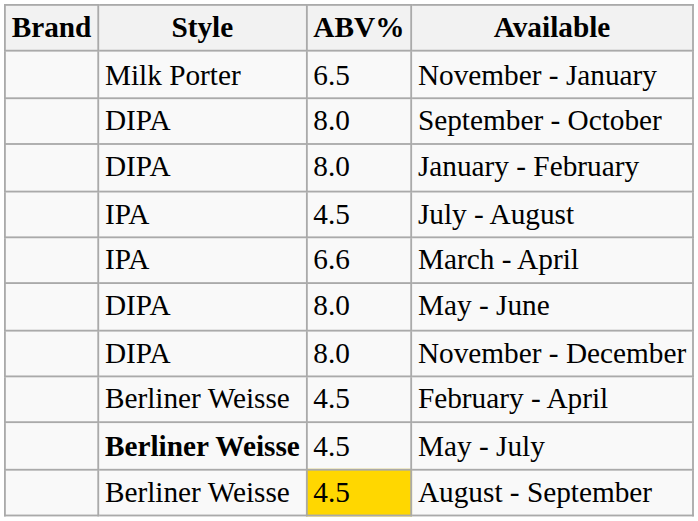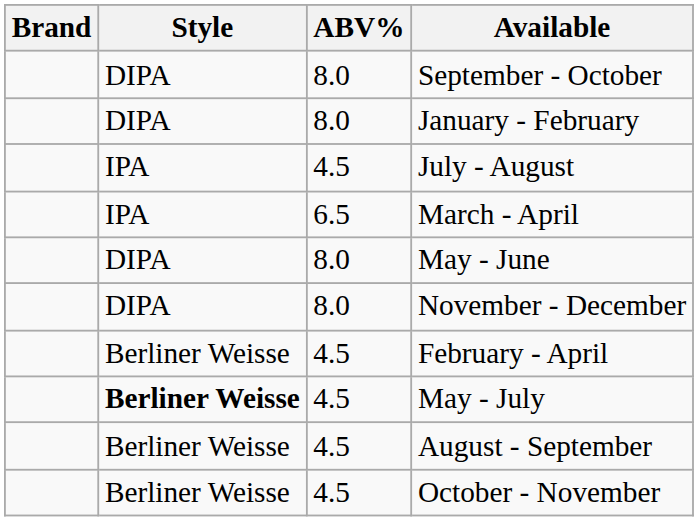- row: (537, 74)
(332, 259) 6.6 -> (332, 213) 6.5
(332, 492) gold background -> (332, 445) no background
+ row: (539, 492)
